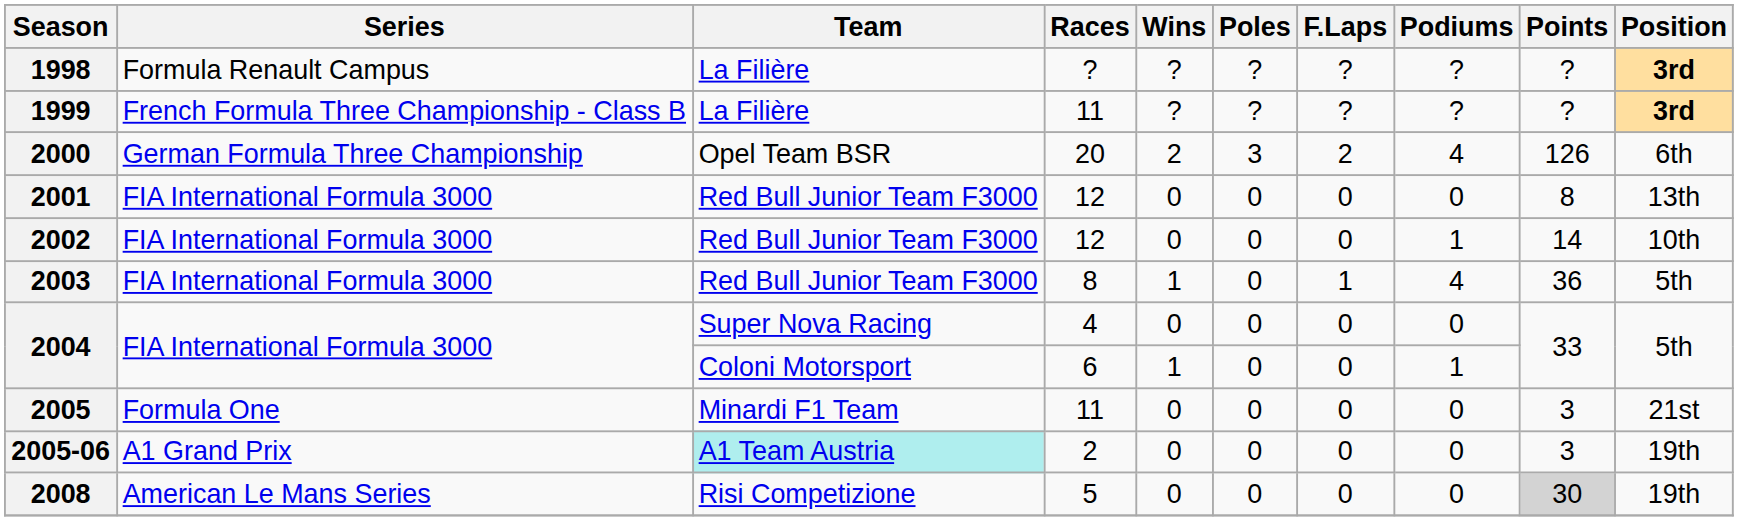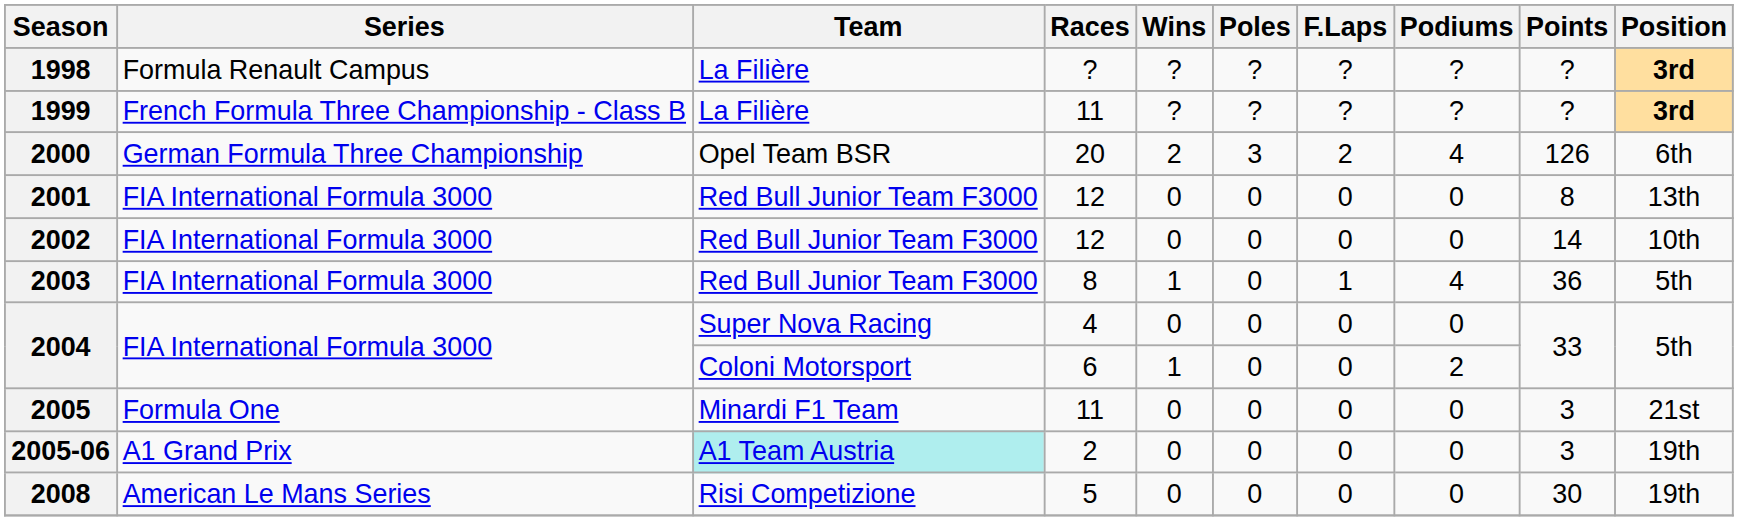(1457, 239) 1 -> (1457, 239) 0
(1457, 367) 1 -> (1457, 367) 2
(1567, 495) lightgrey background -> (1567, 495) no background
